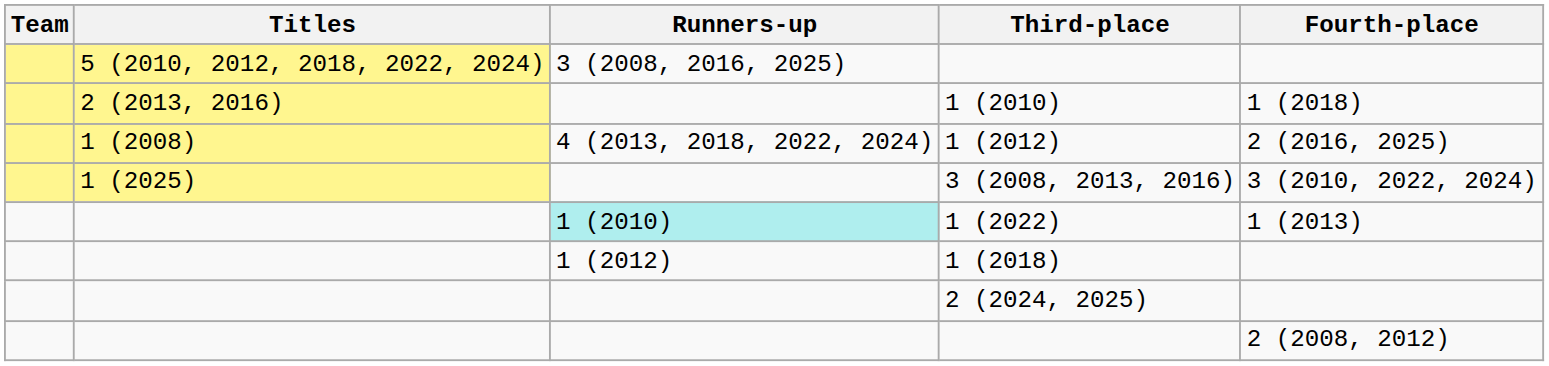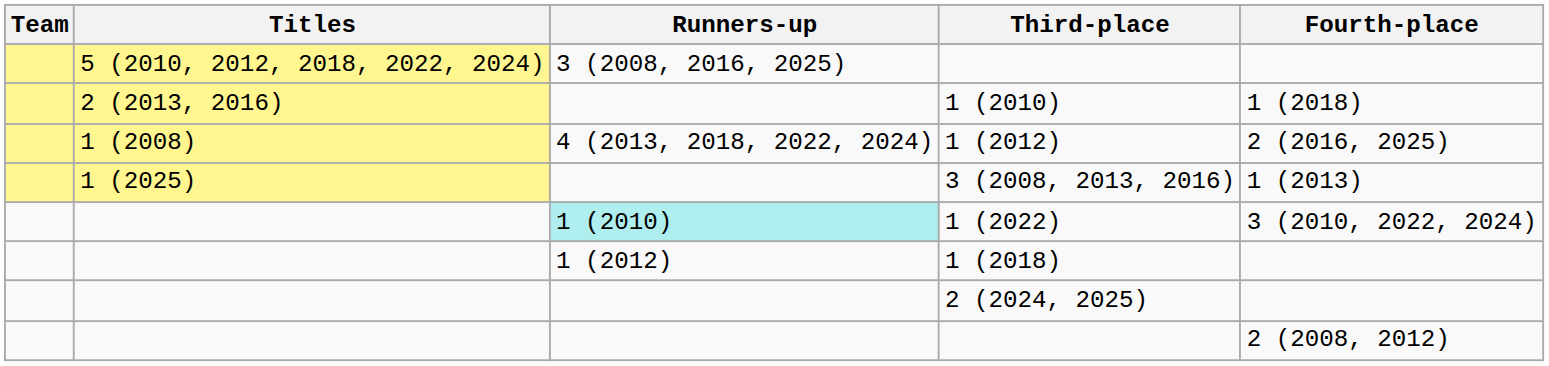(1392, 182) 3 (2010, 2022, 2024) -> (1305, 182) 1 (2013)
(1305, 222) 1 (2013) -> (1392, 222) 3 (2010, 2022, 2024)
